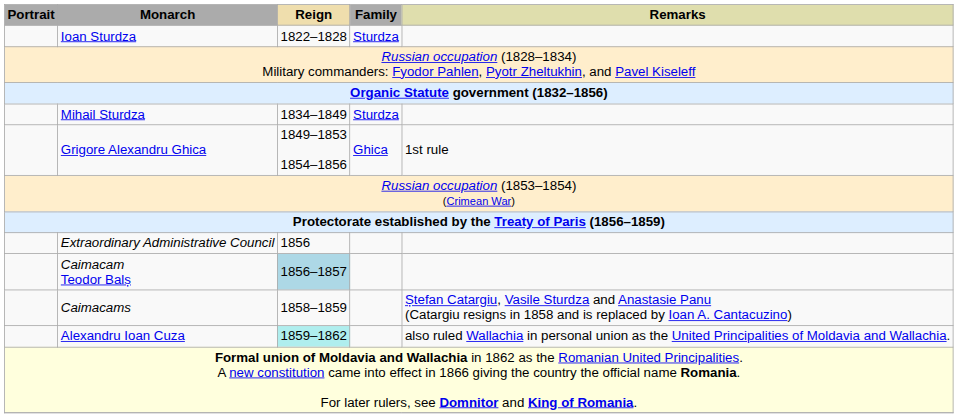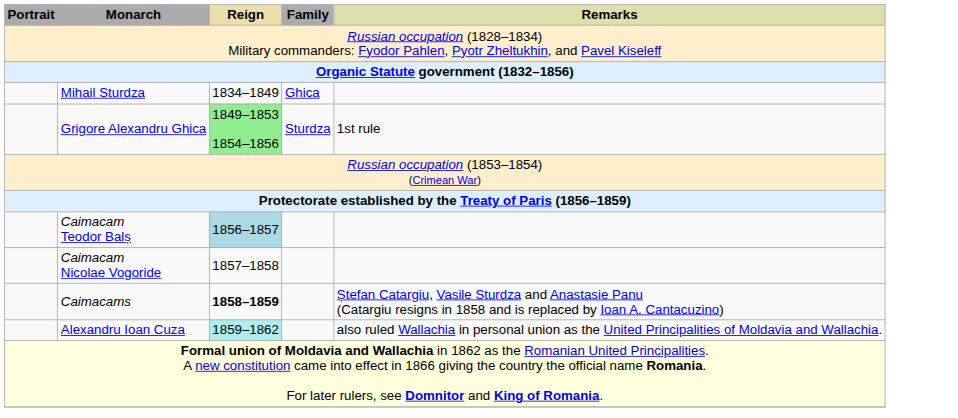- row: (98, 36)
(376, 114) Sturdza -> (302, 93) Ghica
(314, 150) no background -> (246, 129) lightgreen background
(370, 150) Ghica -> (308, 129) Sturdza
- row: (168, 243)
+ row: (111, 265)
(314, 307) normal -> (246, 301) bold
